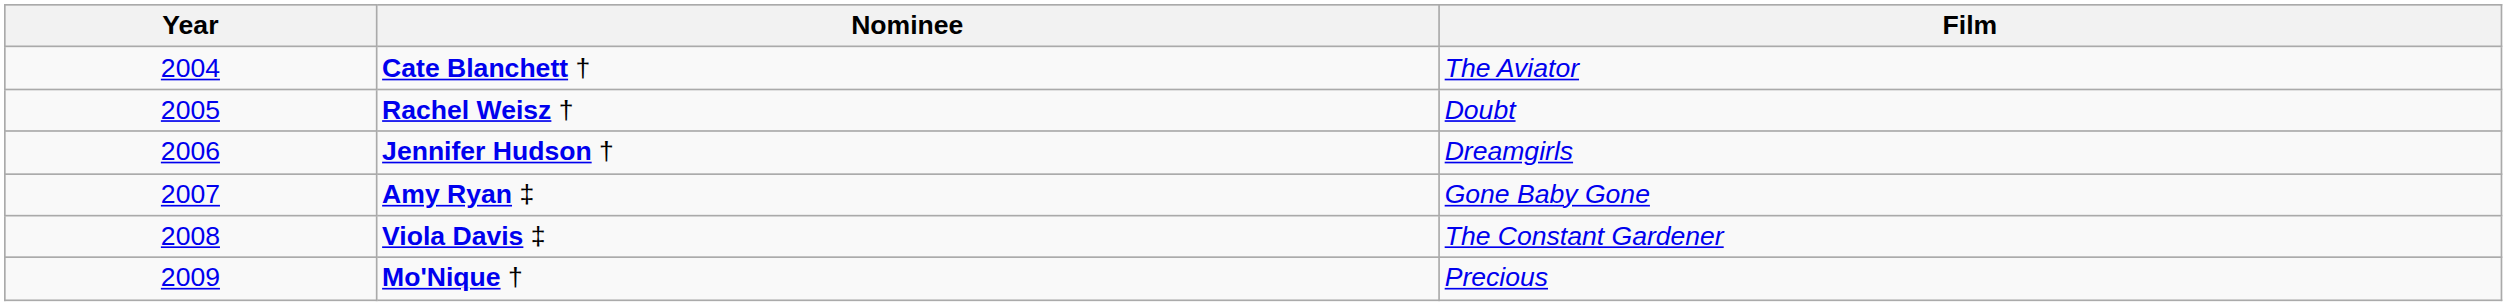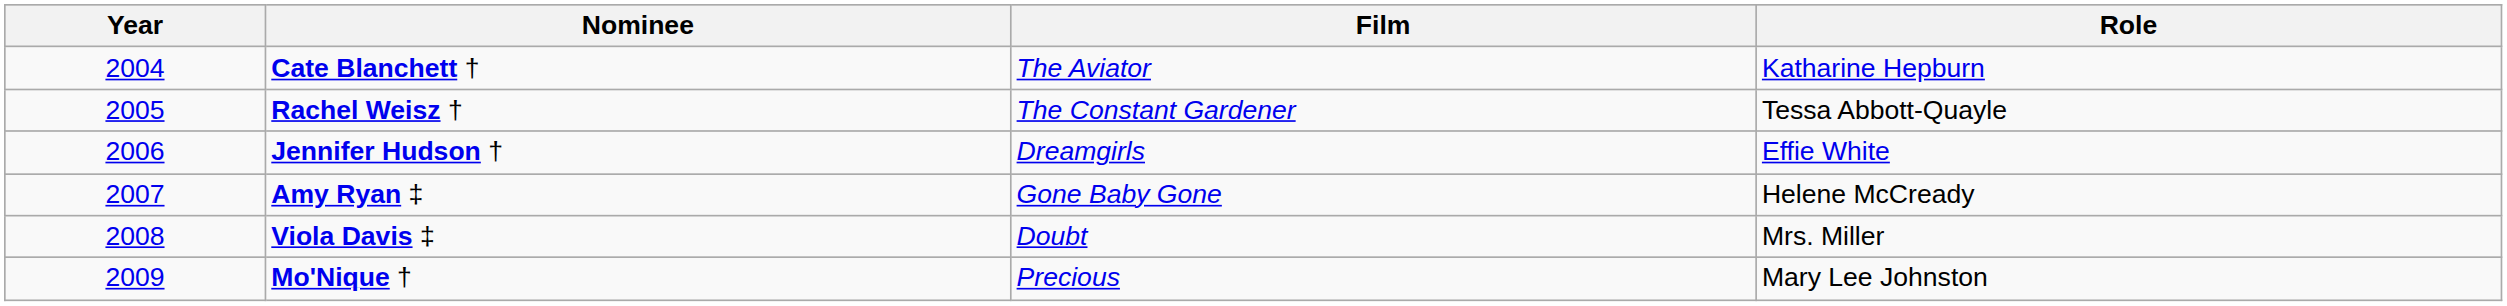+ column: (2128, 25)
(1480, 109) Doubt -> (1156, 109) The Constant Gardener
(1584, 236) The Constant Gardener -> (1052, 236) Doubt
